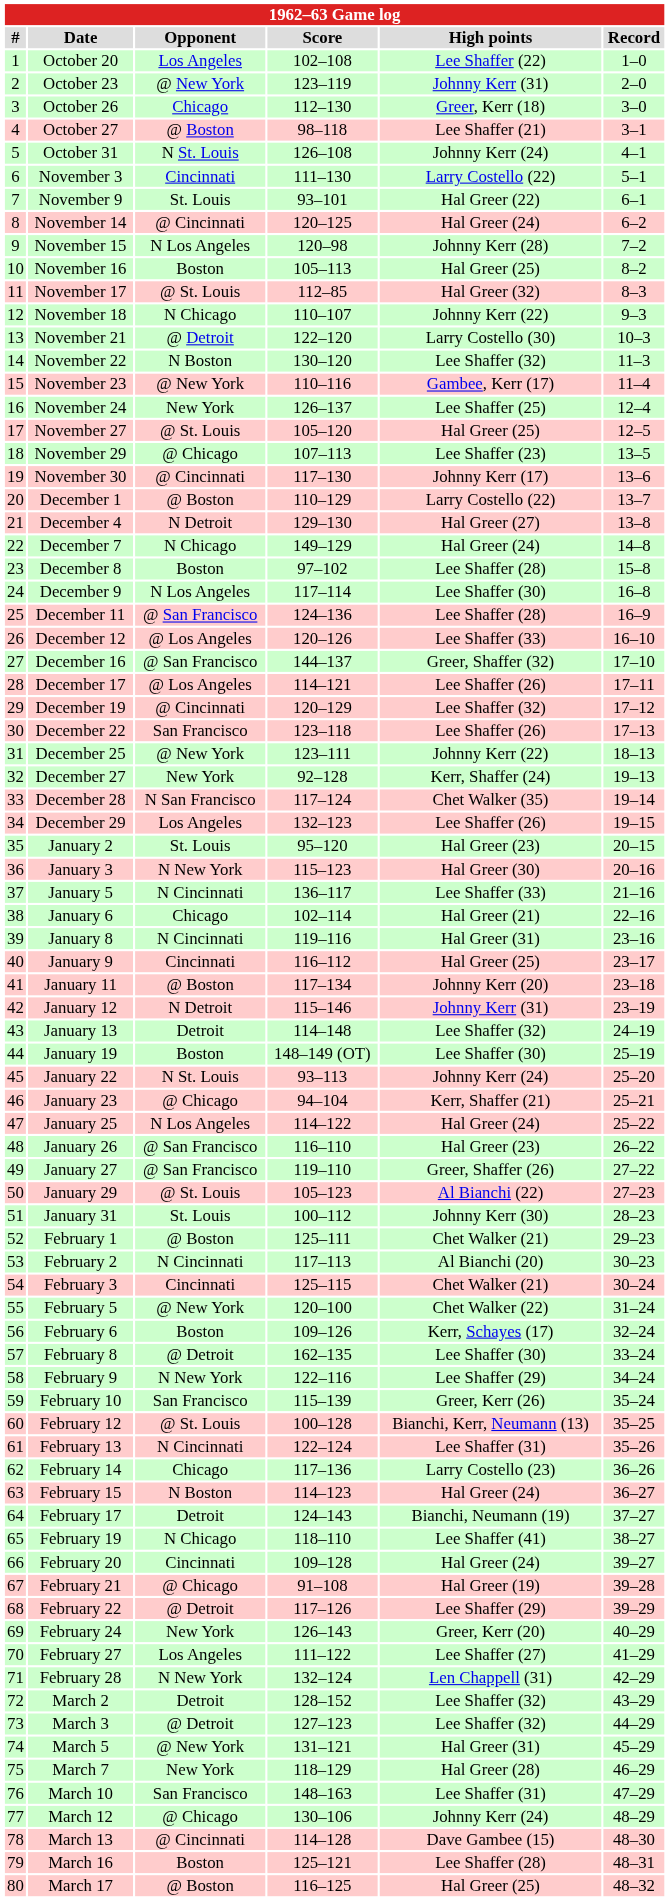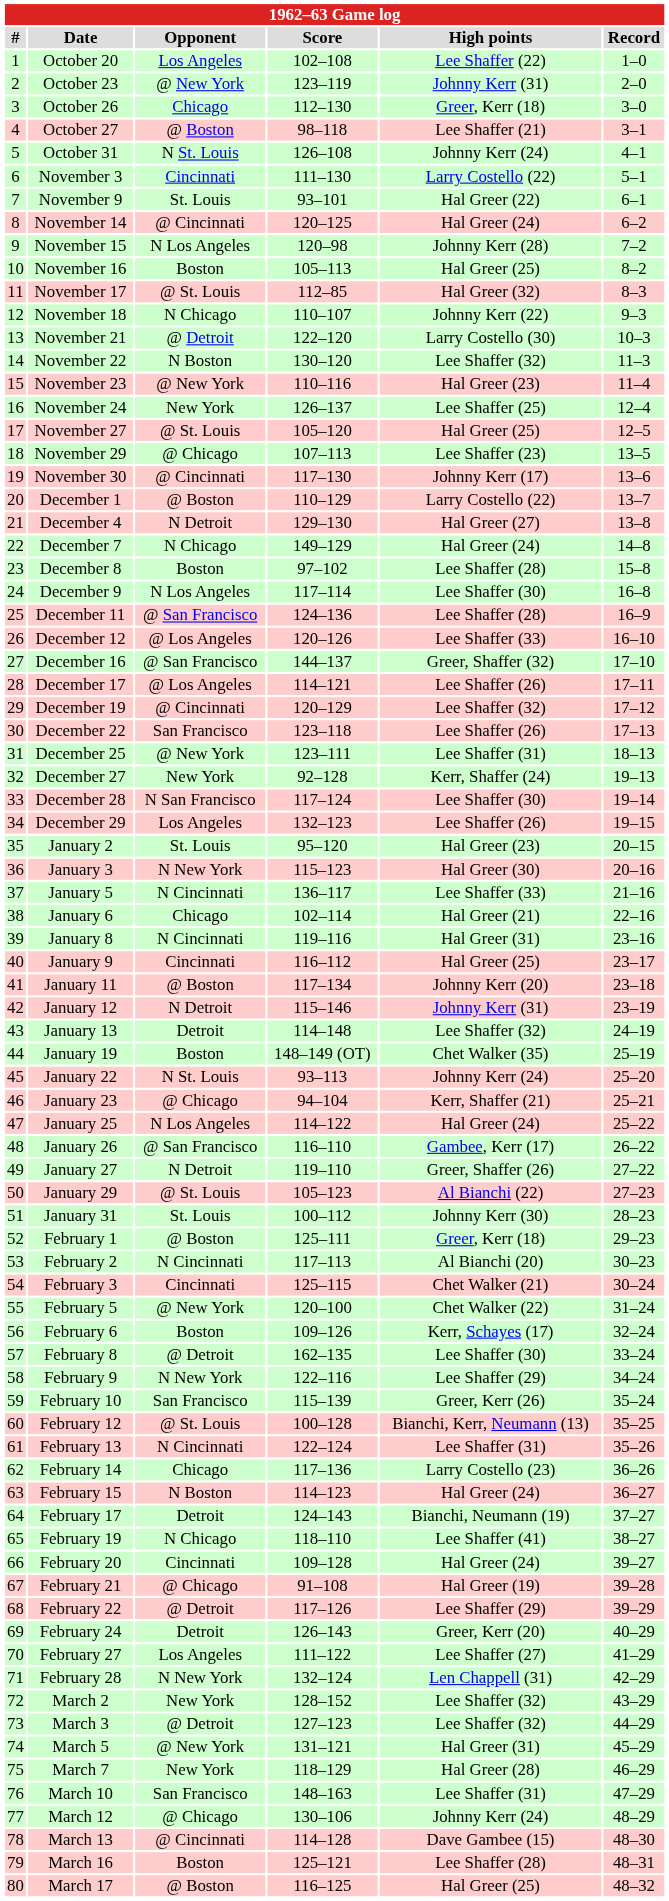(491, 384) Gambee, Kerr (17) -> (491, 384) Hal Greer (23)
(491, 753) Johnny Kerr (22) -> (491, 753) Lee Shaffer (31)
(491, 799) Chet Walker (35) -> (491, 799) Lee Shaffer (30)
(491, 1054) Lee Shaffer (30) -> (491, 1054) Chet Walker (35)
(491, 1146) Hal Greer (23) -> (491, 1146) Gambee, Kerr (17)
(200, 1169) @ San Francisco -> (200, 1169) N Detroit
(491, 1238) Chet Walker (21) -> (491, 1238) Greer, Kerr (18)
(200, 1631) New York -> (200, 1631) Detroit
(200, 1700) Detroit -> (200, 1700) New York
